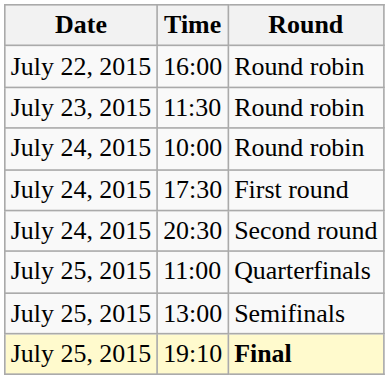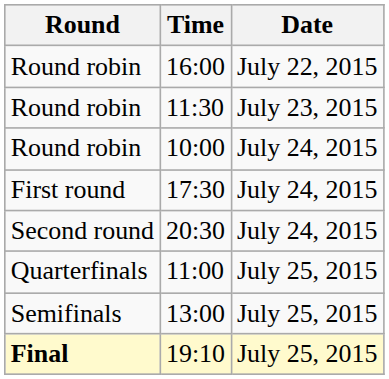columns swapped: (81, 25) <-> (306, 25)
